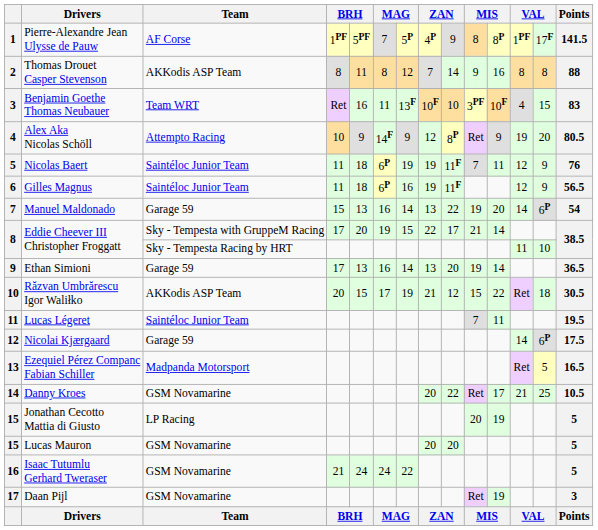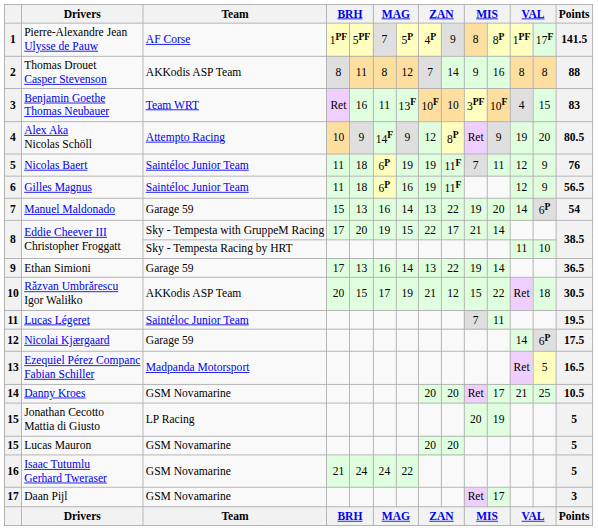(453, 267) 20 -> (453, 267) 22
(453, 393) 22 -> (453, 393) 20
(499, 496) 19 -> (499, 496) 17
